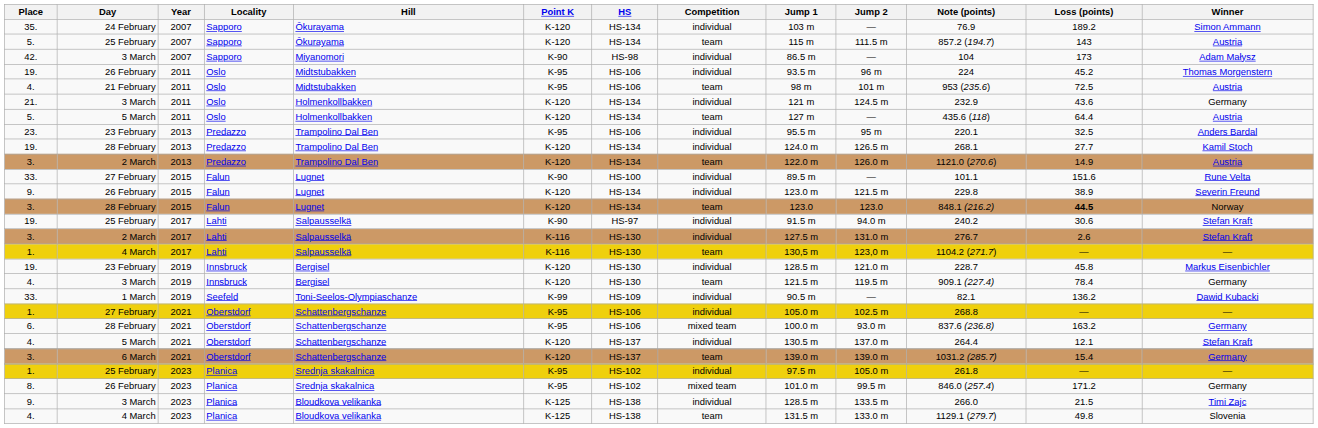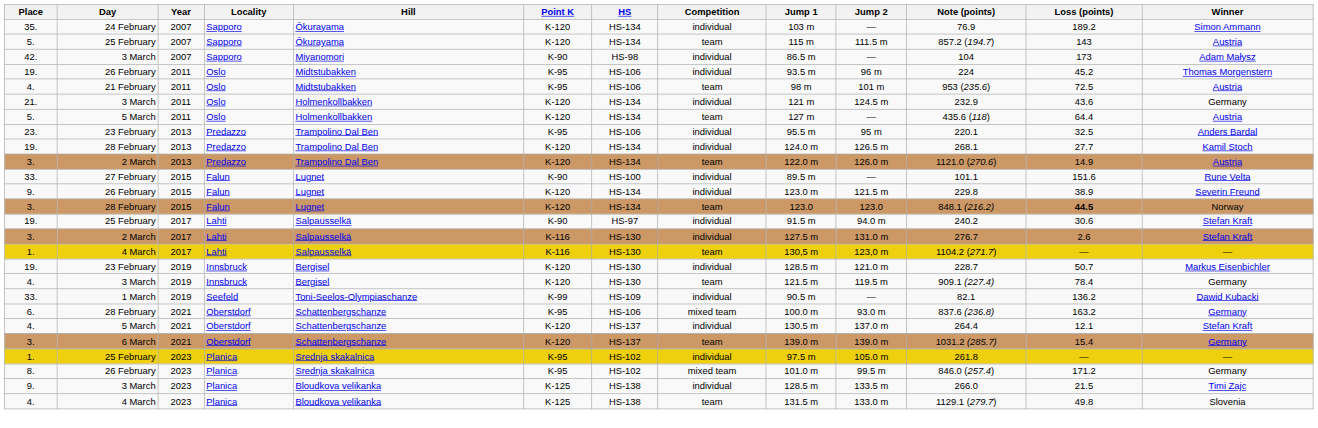(1084, 267) 45.8 -> (1084, 267) 50.7
- row: (31, 312)
